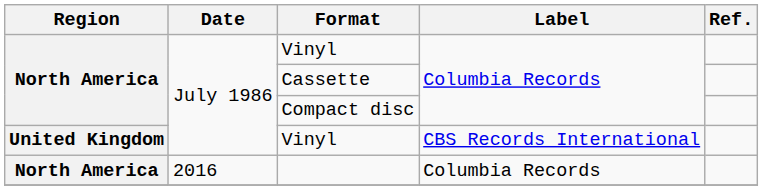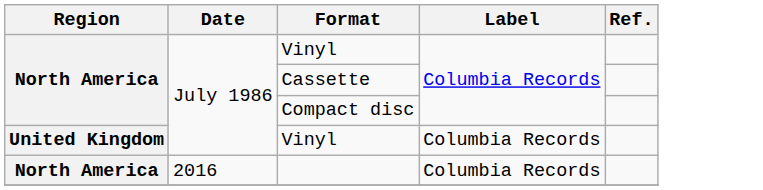(562, 140) CBS Records International -> (512, 140) Columbia Records
